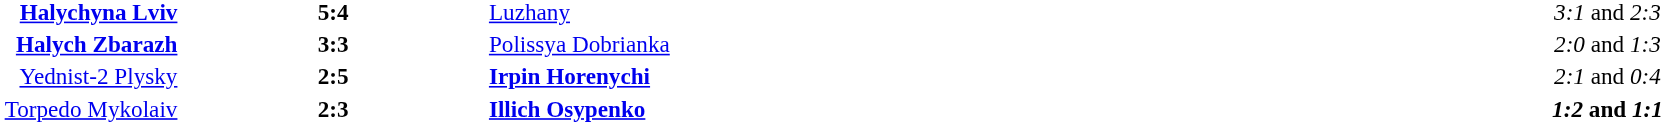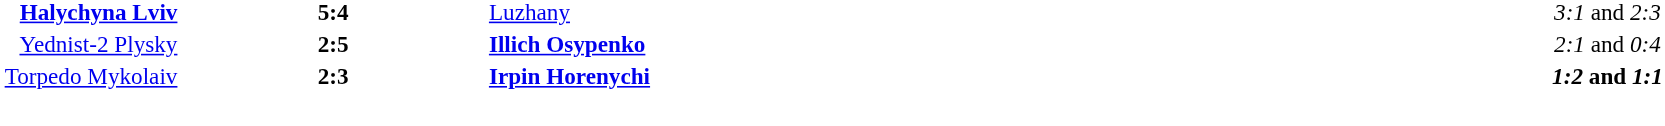- row: (97, 44)
(569, 76) Irpin Horenychi -> (567, 44) Illich Osypenko
(567, 109) Illich Osypenko -> (569, 76) Irpin Horenychi
